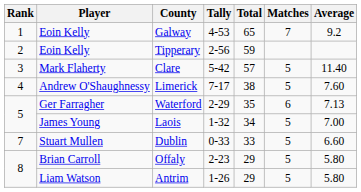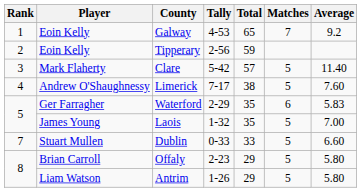(334, 104) 7.13 -> (334, 104) 5.83
(249, 123) 34 -> (249, 123) 35
